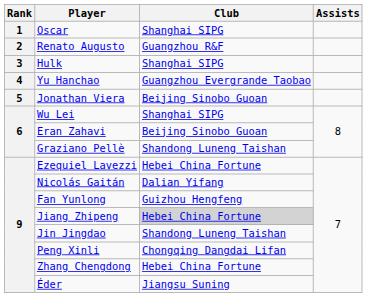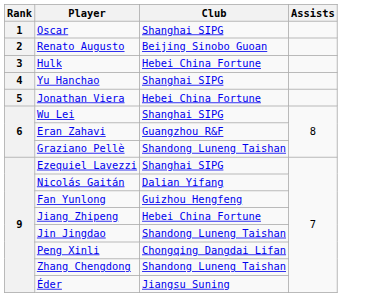(183, 47) Guangzhou R&F -> (205, 47) Beijing Sinobo Guoan
(183, 64) Shanghai SIPG -> (202, 64) Hebei China Fortune
(227, 81) Guangzhou Evergrande Taobao -> (183, 81) Shanghai SIPG
(205, 98) Beijing Sinobo Guoan -> (202, 98) Hebei China Fortune
(205, 132) Beijing Sinobo Guoan -> (183, 132) Guangzhou R&F
(202, 165) Hebei China Fortune -> (183, 165) Shanghai SIPG
(202, 216) lightgrey background -> (202, 216) no background
(202, 267) Hebei China Fortune -> (214, 267) Shandong Luneng Taishan
